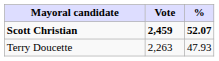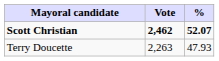(160, 30) 2,459 -> (160, 30) 2,462
